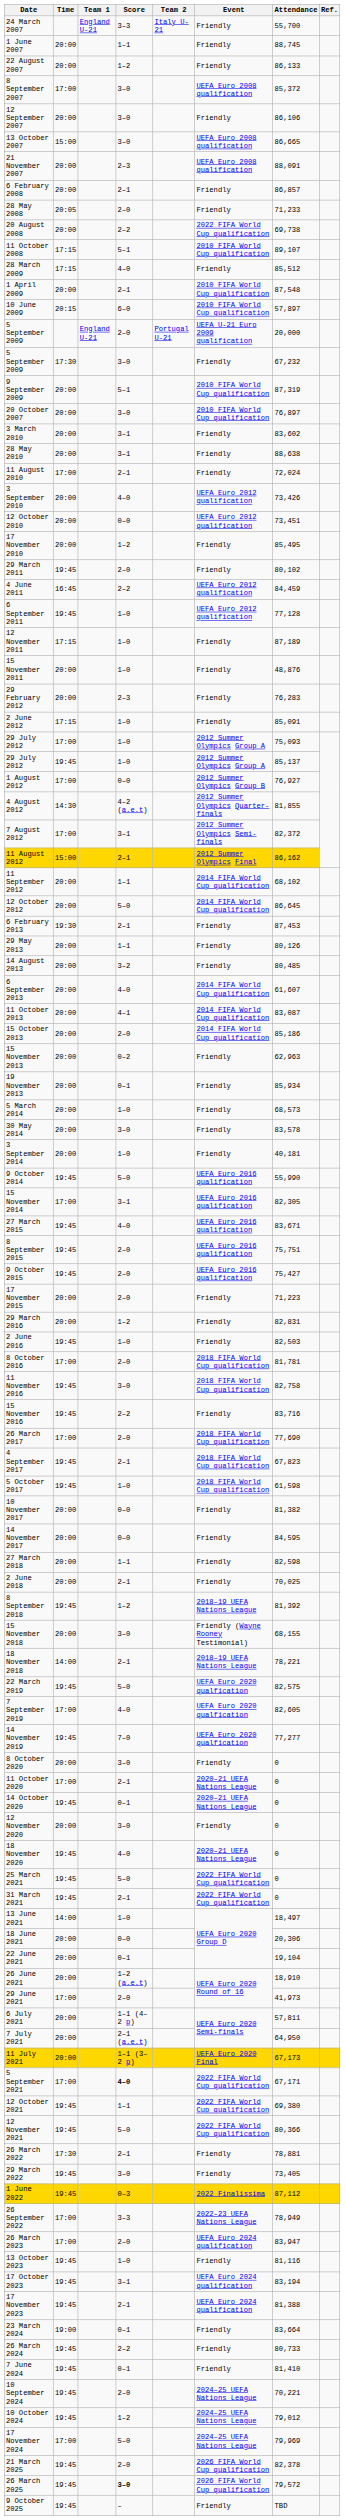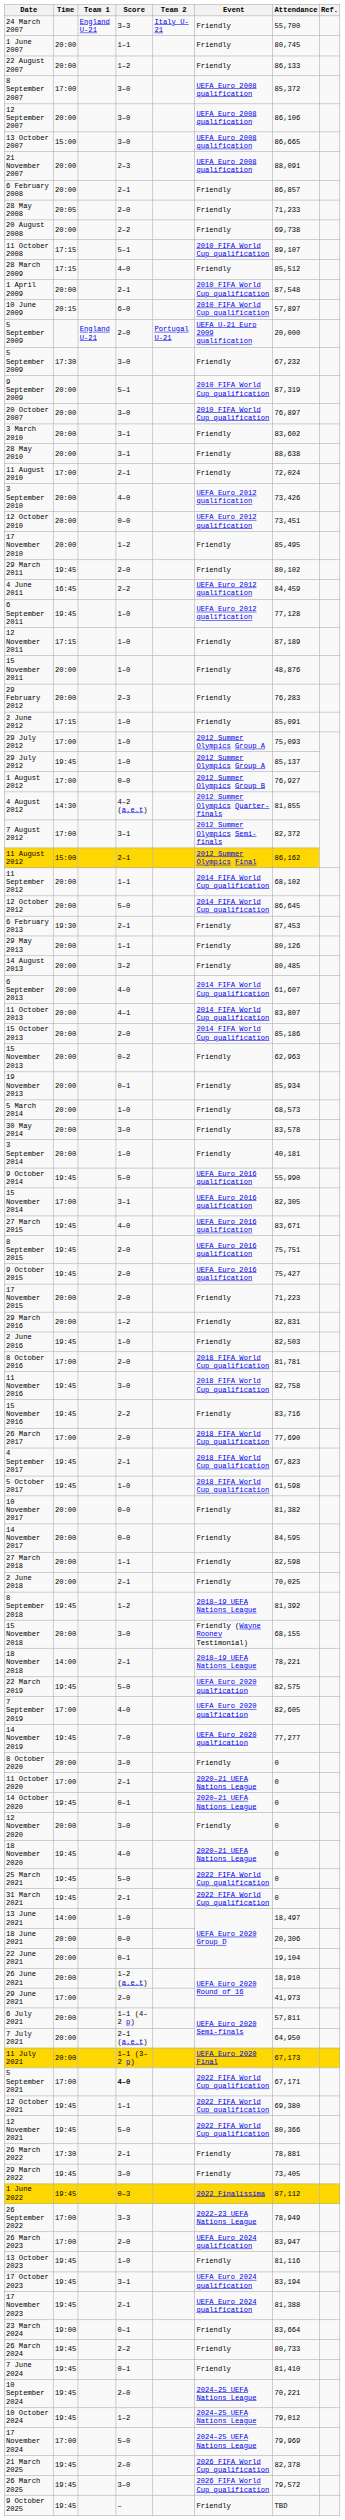(287, 46) 88,745 -> (287, 46) 80,745
(214, 118) Friendly -> (226, 118) UEFA Euro 2008 qualification
(233, 230) 2022 FIFA World Cup qualification -> (214, 230) Friendly
(287, 1014) 83,087 -> (287, 1014) 83,807
(124, 2486) bold -> (124, 2486) normal
